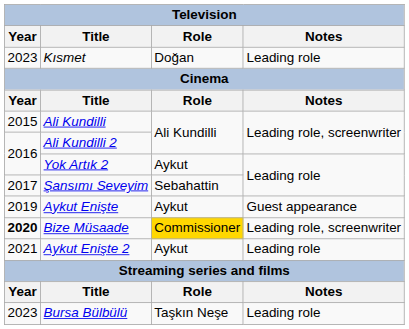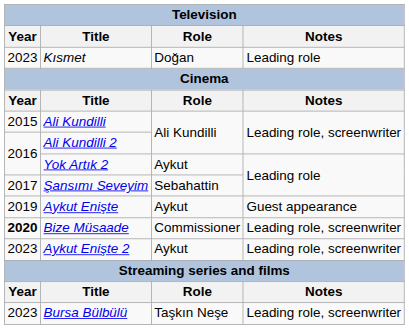(197, 228) gold background -> (197, 228) no background
(22, 249) 2021 -> (22, 249) 2023
(283, 249) Leading role -> (324, 249) Leading role, screenwriter
(283, 313) Leading role -> (324, 313) Leading role, screenwriter
